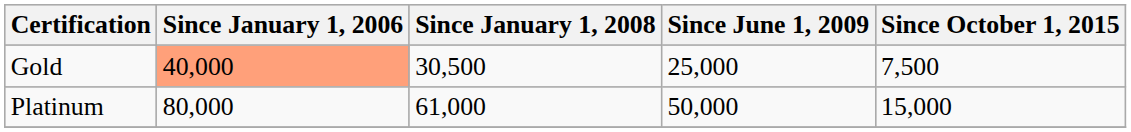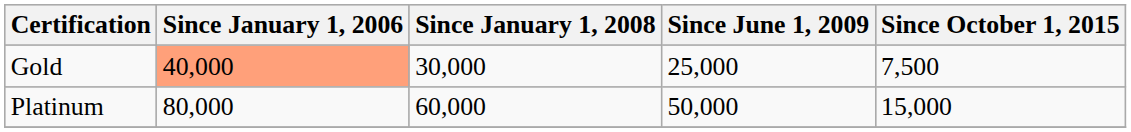(451, 65) 30,500 -> (451, 65) 30,000
(451, 106) 61,000 -> (451, 106) 60,000
